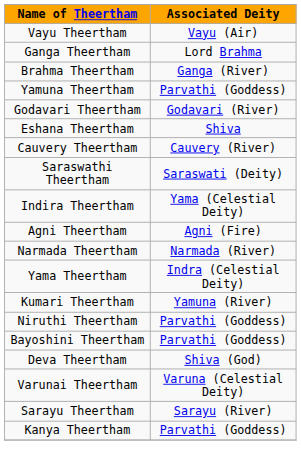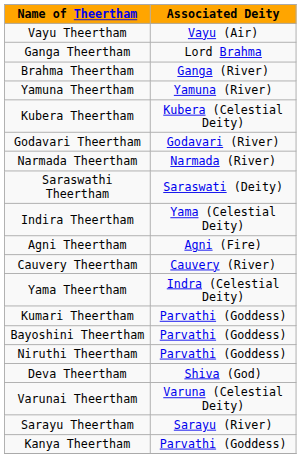(223, 90) Parvathi (Goddess) -> (223, 90) Yamuna (River)
+ row: (77, 116)
- row: (77, 128)
rows swapped: (77, 251) <-> (77, 147)
(223, 302) Yamuna (River) -> (223, 316) Parvathi (Goddess)
rows swapped: (77, 321) <-> (77, 341)
